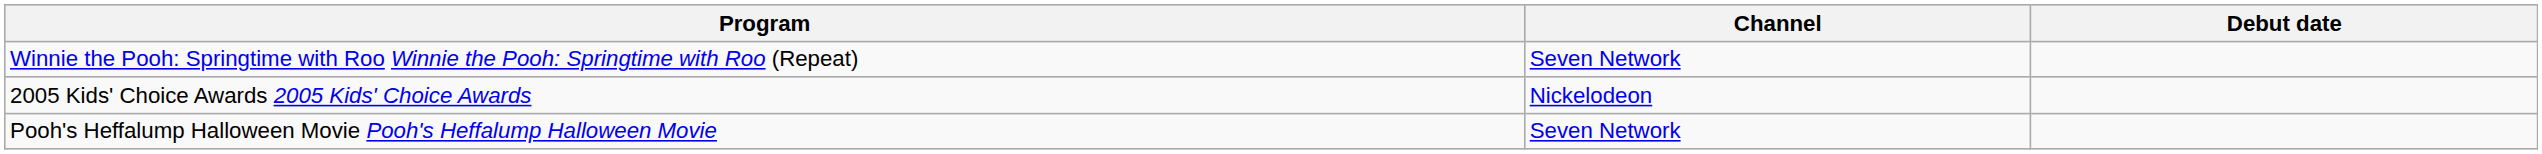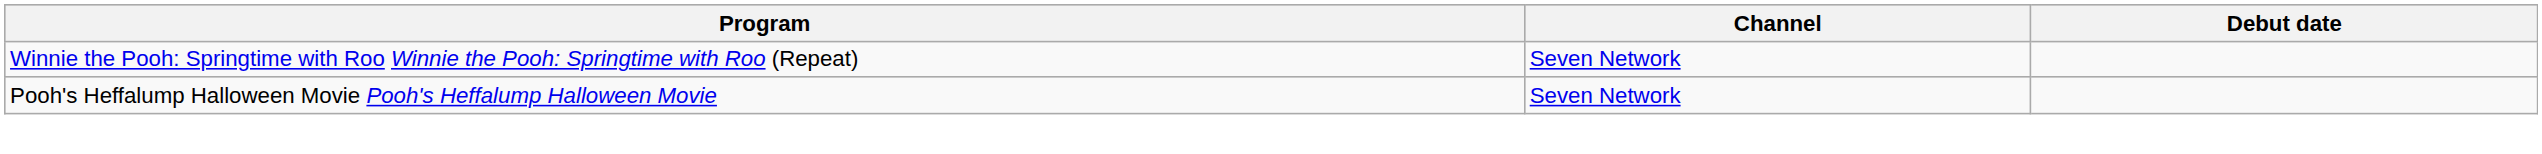- row: (271, 95)
